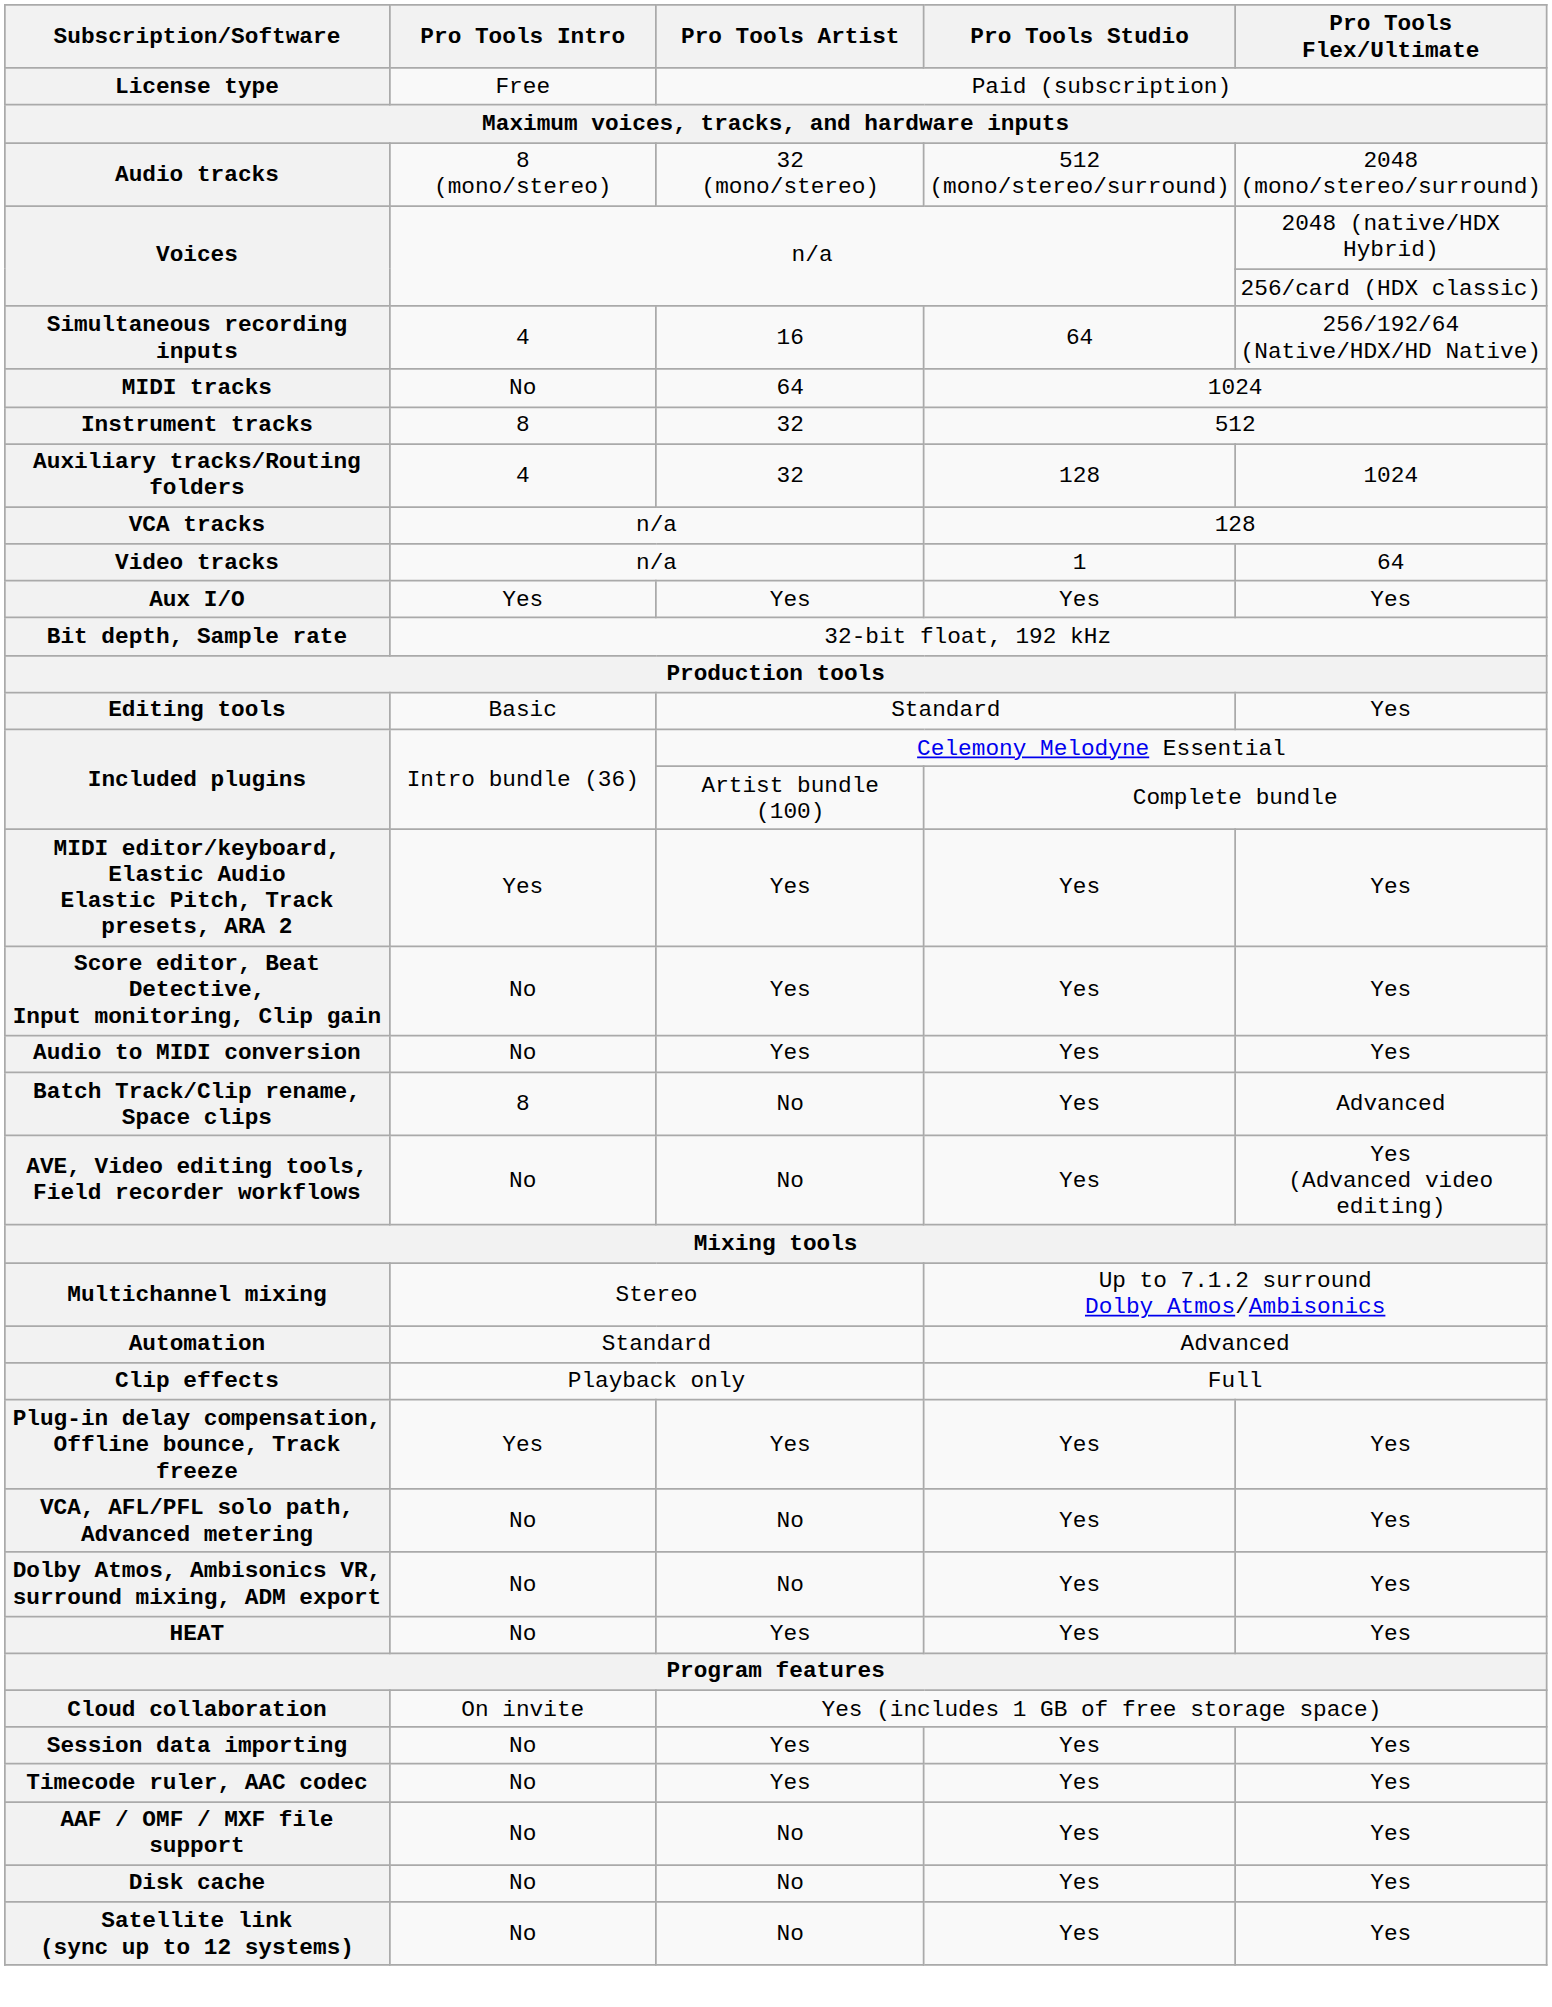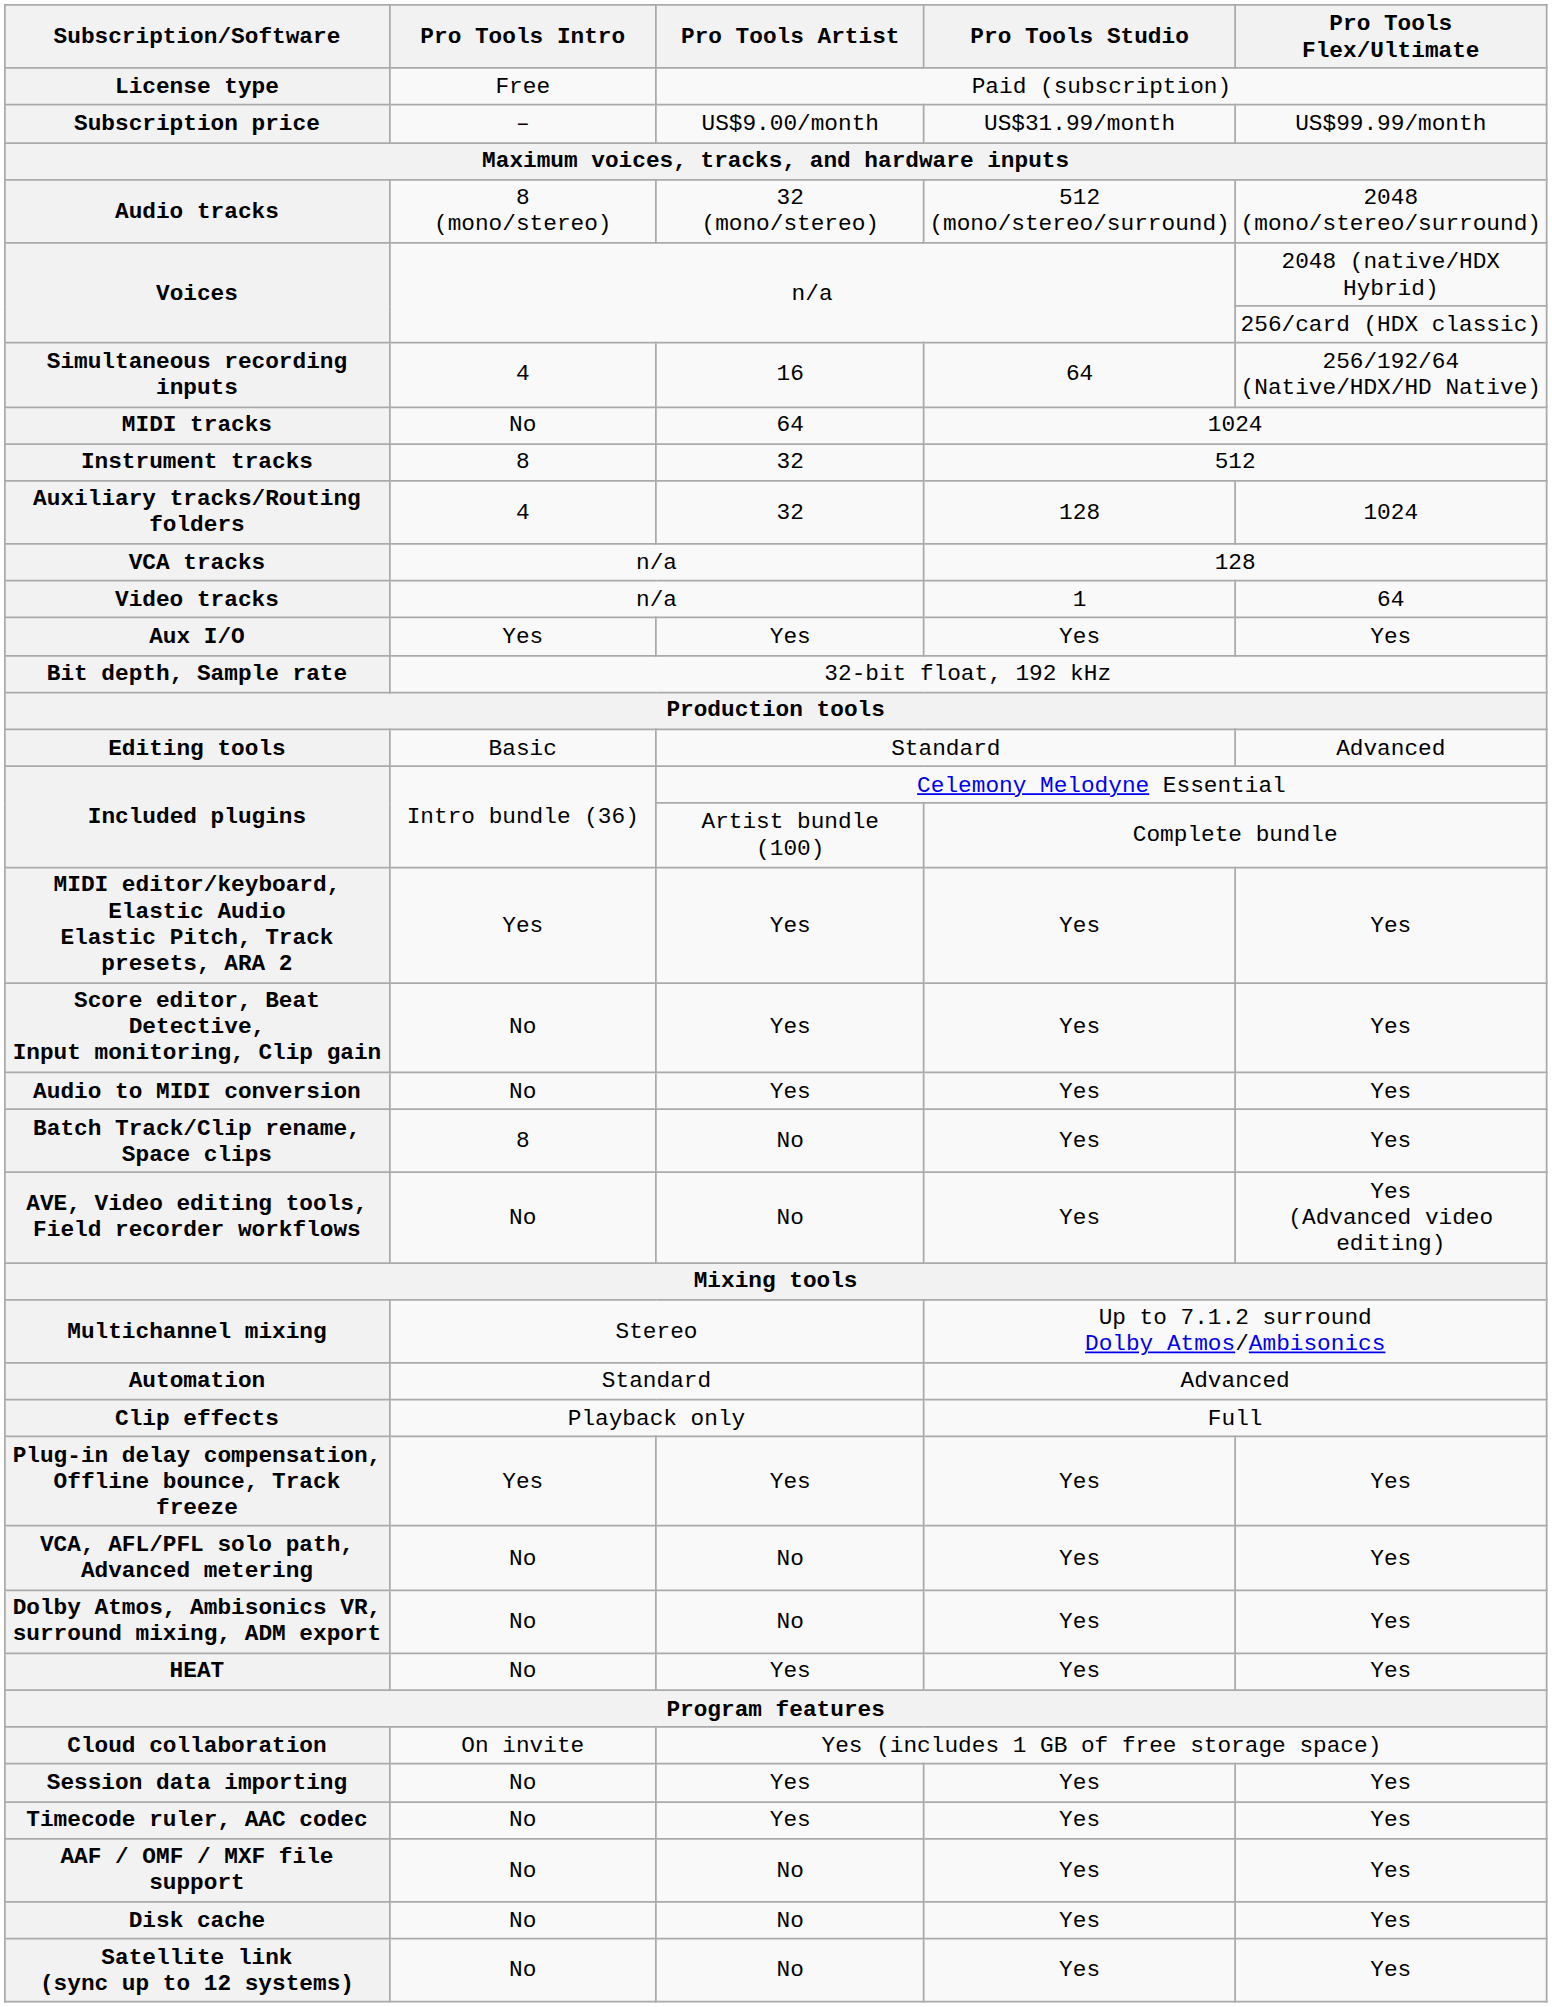+ row: (197, 124)
(1391, 711) Yes -> (1391, 748) Advanced
(1391, 1104) Advanced -> (1391, 1141) Yes
